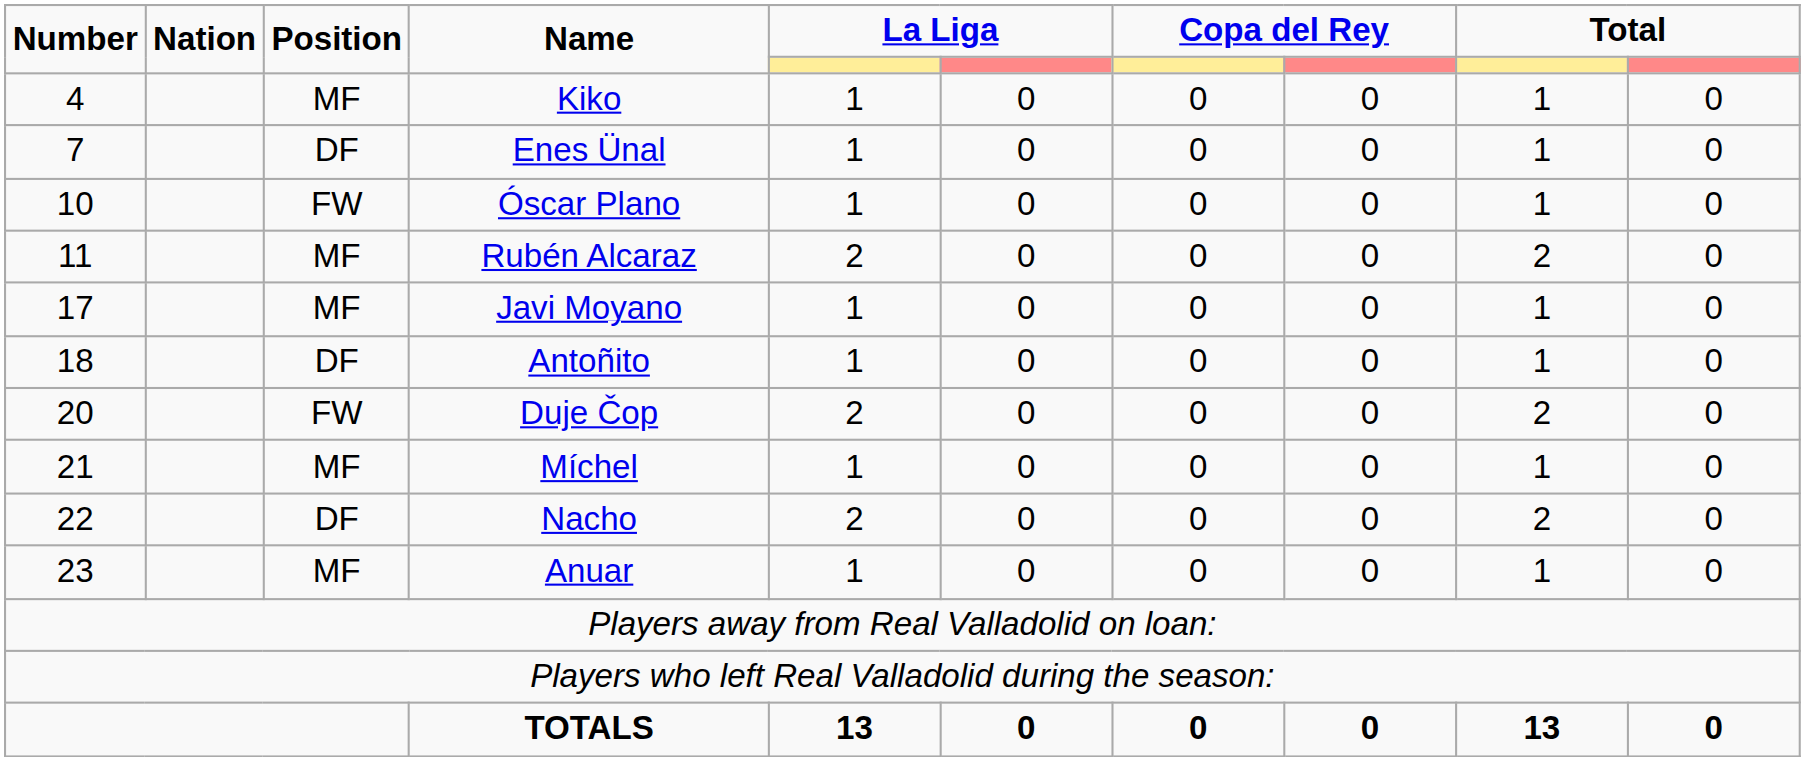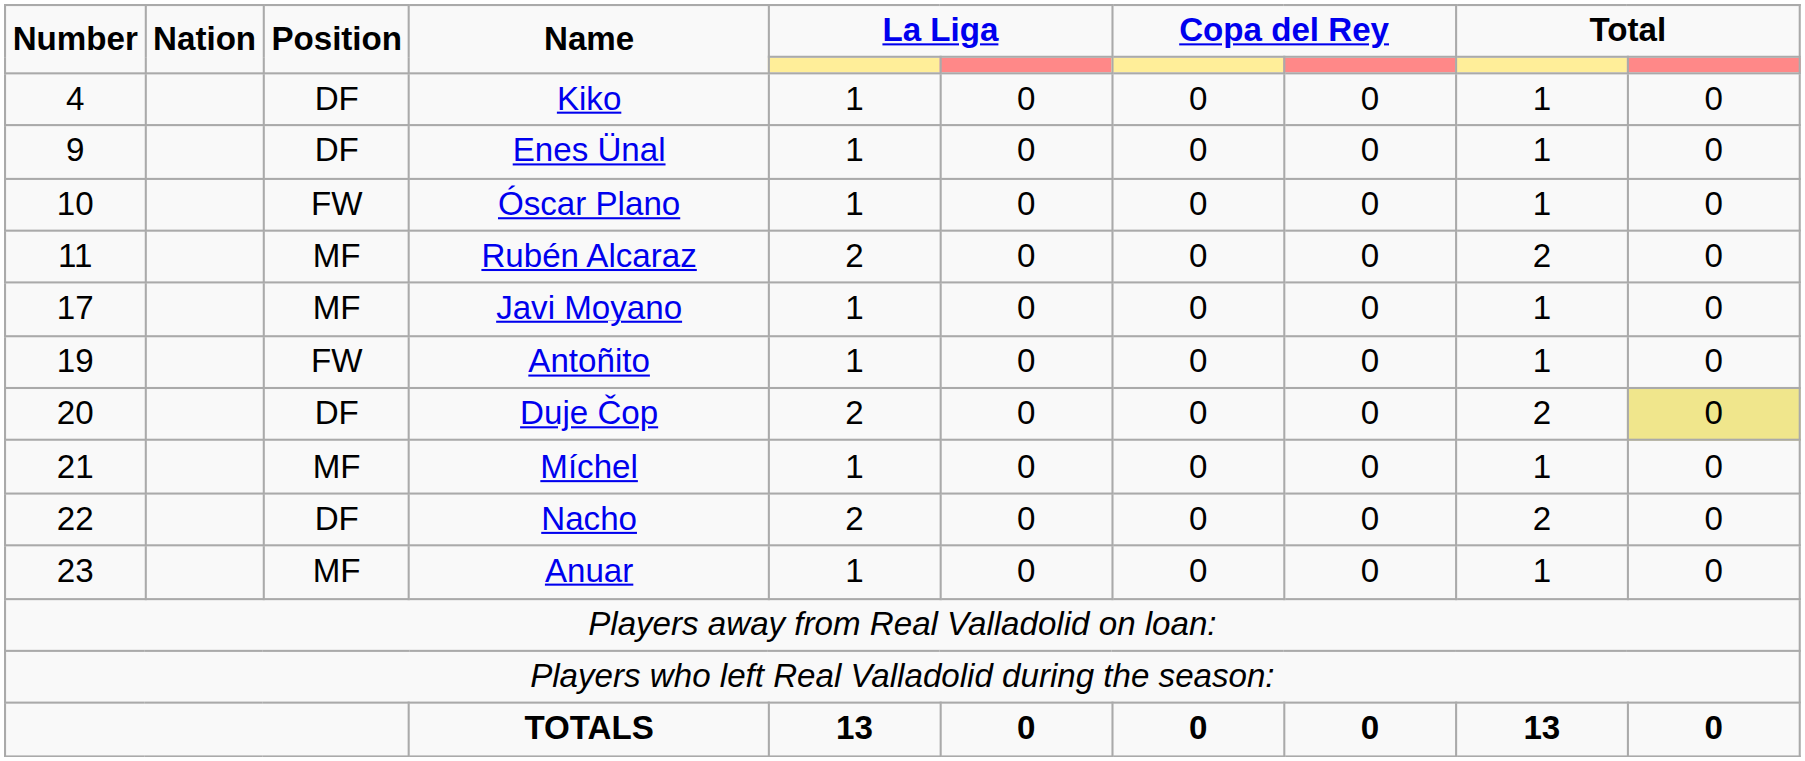(337, 98) MF -> (337, 98) DF
(75, 151) 7 -> (75, 151) 9
(75, 361) 18 -> (75, 361) 19
(337, 361) DF -> (337, 361) FW
(337, 413) FW -> (337, 413) DF
(1714, 413) no background -> (1714, 413) khaki background
